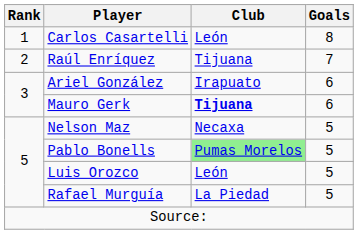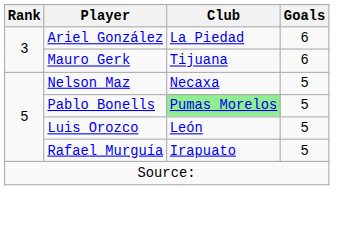- row: (118, 38)
- row: (101, 61)
(228, 83) Irapuato -> (207, 38) La Piedad
(224, 106) bold -> (199, 61) normal
(232, 195) La Piedad -> (203, 151) Irapuato
